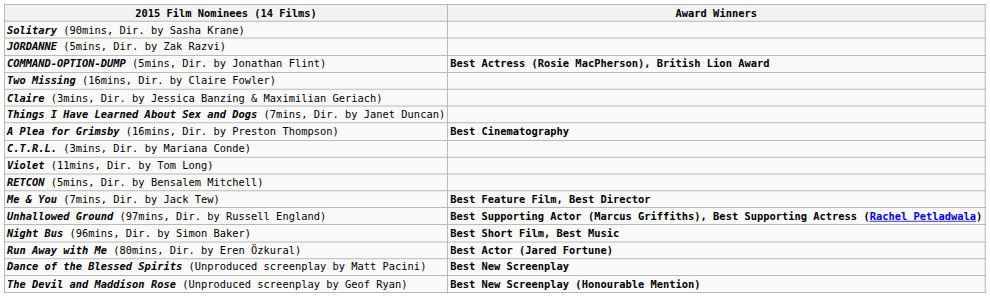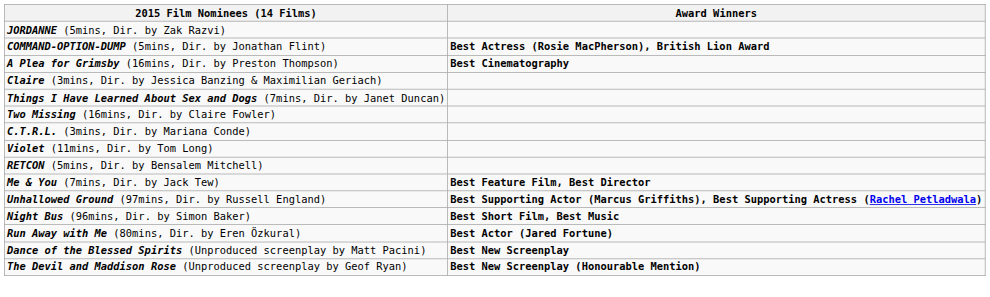- row: (126, 30)
rows swapped: (173, 132) <-> (141, 81)
